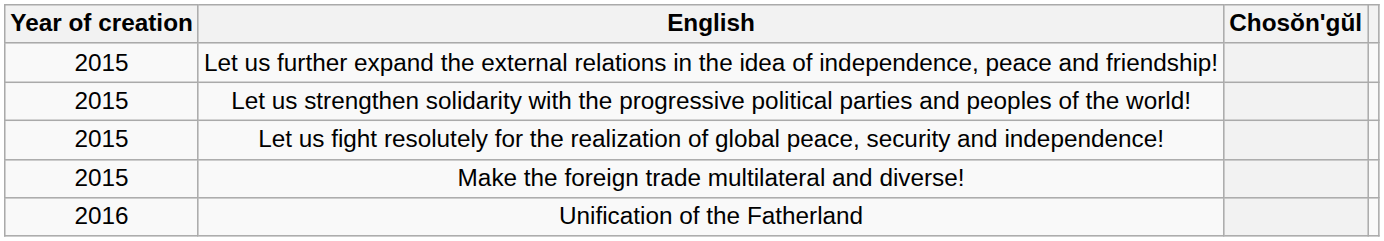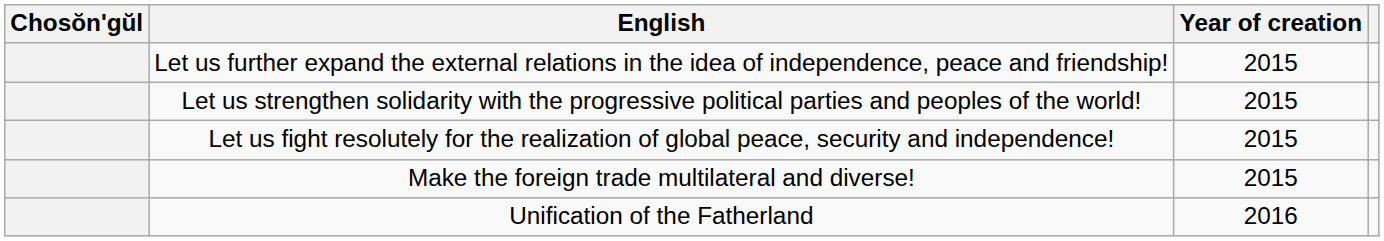columns swapped: (1296, 23) <-> (102, 23)
